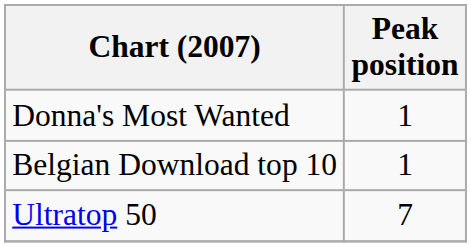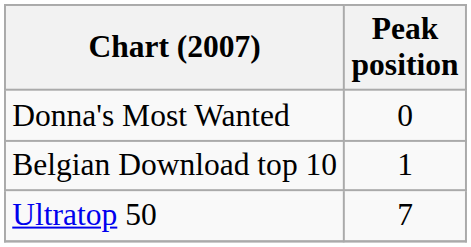(405, 114) 1 -> (405, 114) 0
